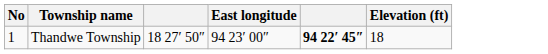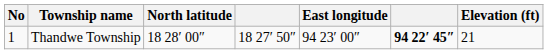+ column: (190, 15)
(377, 37) 18 -> (468, 37) 21
